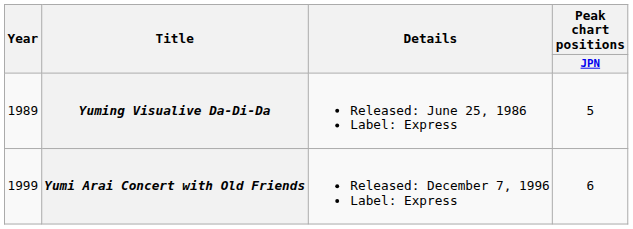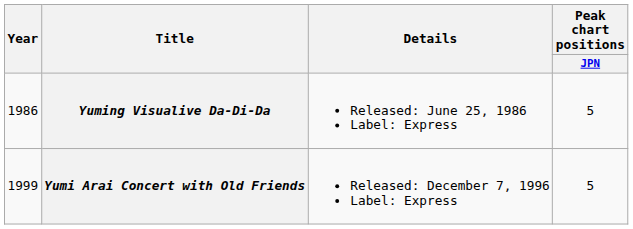(23, 111) 1989 -> (23, 111) 1986
(590, 186) 6 -> (590, 186) 5
